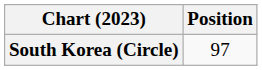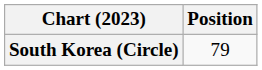(220, 49) 97 -> (220, 49) 79
